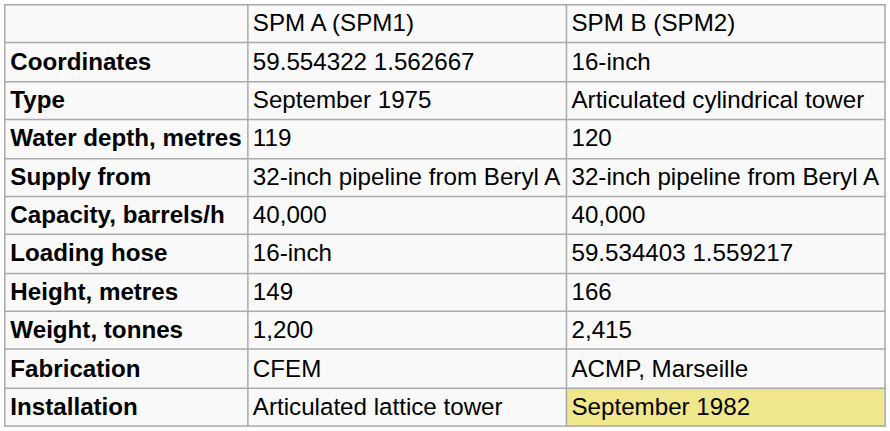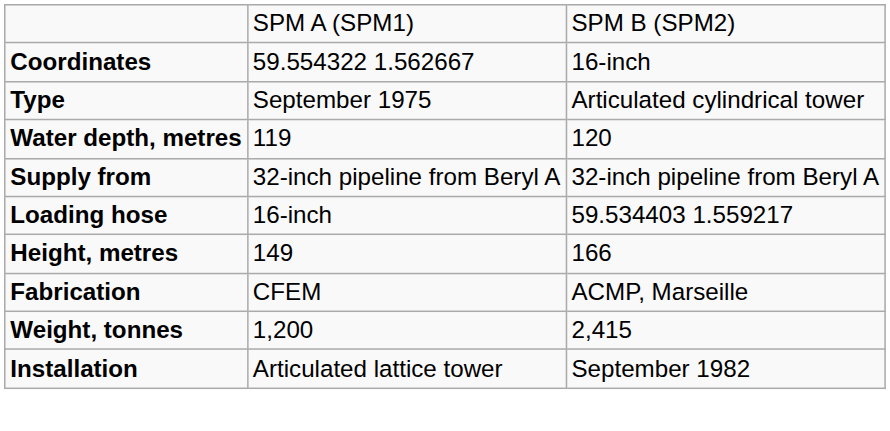- row: (118, 215)
rows swapped: (97, 330) <-> (75, 368)
(661, 406) khaki background -> (661, 368) no background
